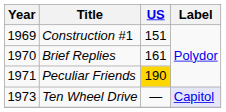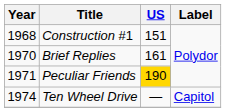(22, 35) 1969 -> (22, 35) 1968
(22, 96) 1973 -> (22, 96) 1974
(194, 96) lavender background -> (194, 96) no background
